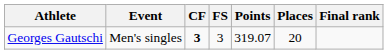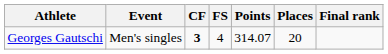(220, 38) 3 -> (220, 38) 4
(253, 38) 319.07 -> (253, 38) 314.07
